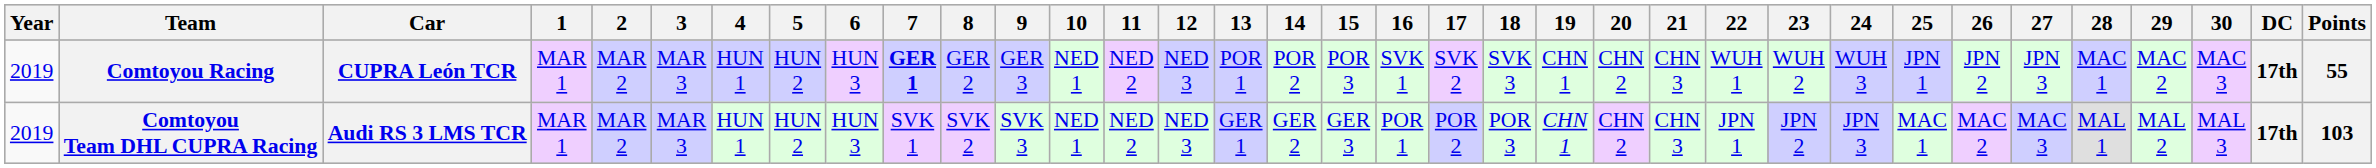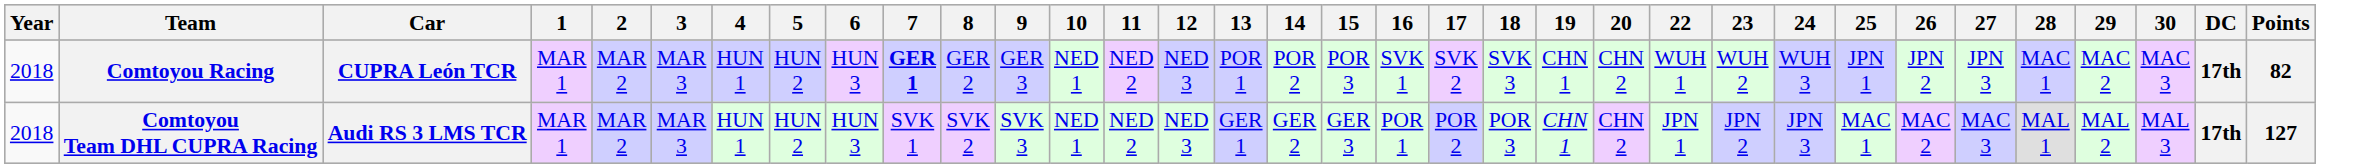- column: (1677, 22)
(32, 70) 2019 -> (32, 70) 2018
(2337, 70) 55 -> (2281, 70) 82
(32, 132) 2019 -> (32, 132) 2018
(2337, 132) 103 -> (2281, 132) 127
